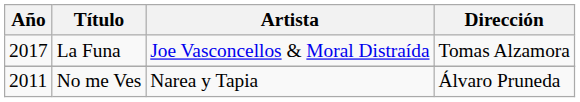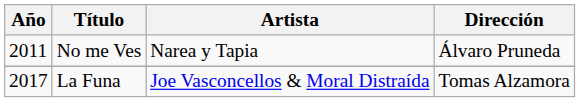rows swapped: (89, 50) <-> (99, 81)
